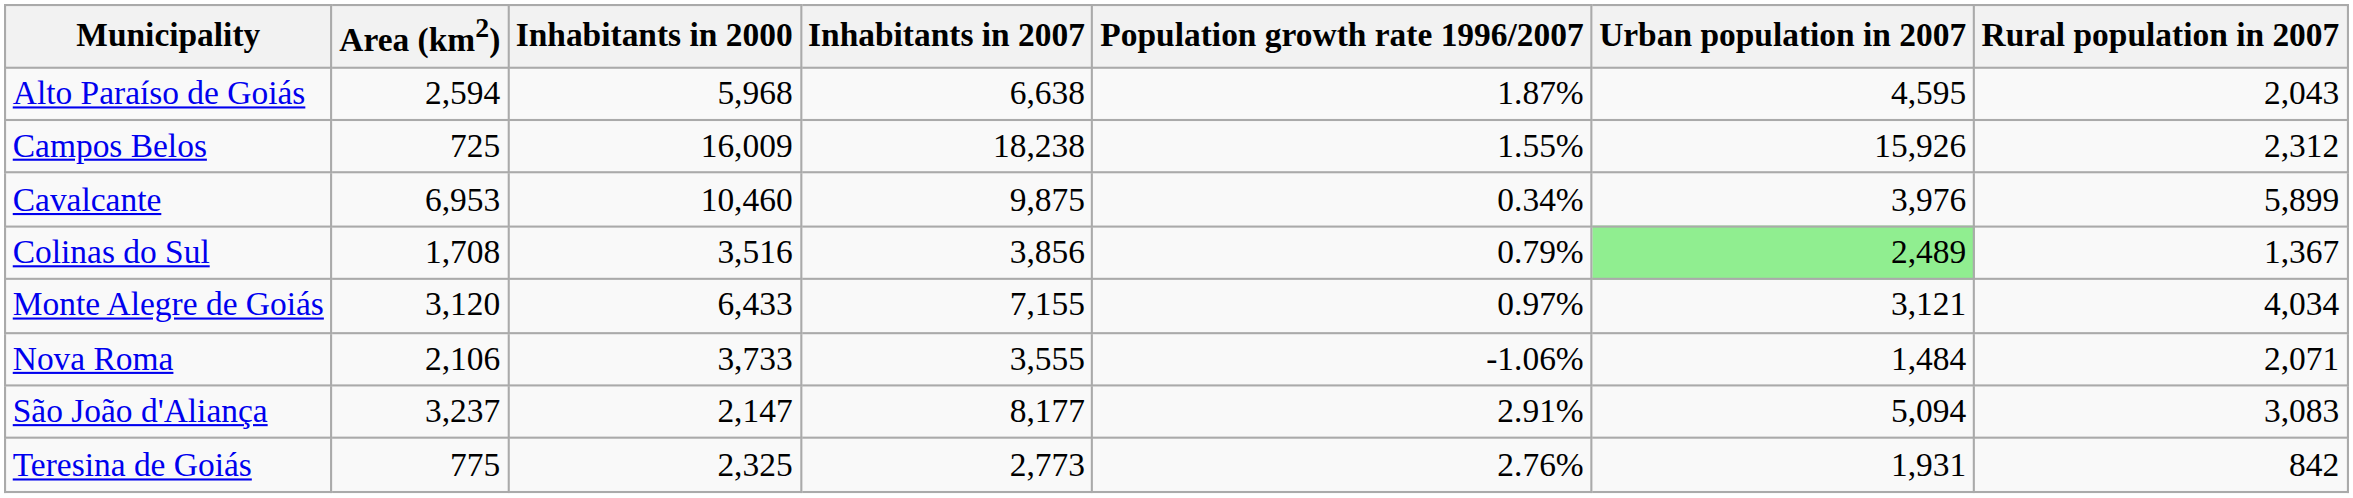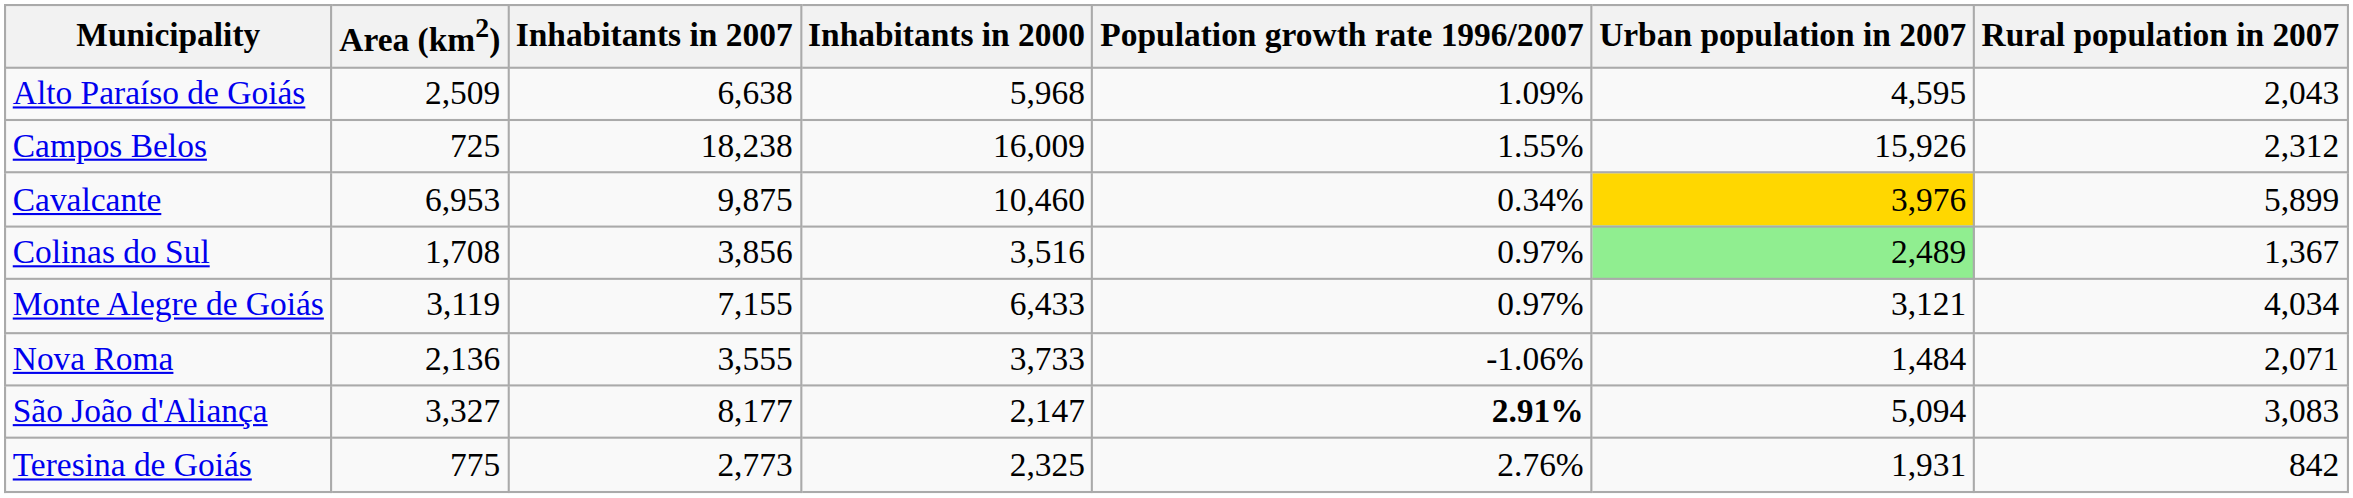columns swapped: (654, 35) <-> (946, 35)
(463, 93) 2,594 -> (463, 93) 2,509
(1541, 93) 1.87% -> (1541, 93) 1.09%
(1929, 199) no background -> (1929, 199) gold background
(1541, 252) 0.79% -> (1541, 252) 0.97%
(463, 305) 3,120 -> (463, 305) 3,119
(463, 358) 2,106 -> (463, 358) 2,136
(463, 411) 3,237 -> (463, 411) 3,327
(1541, 411) normal -> (1538, 411) bold
